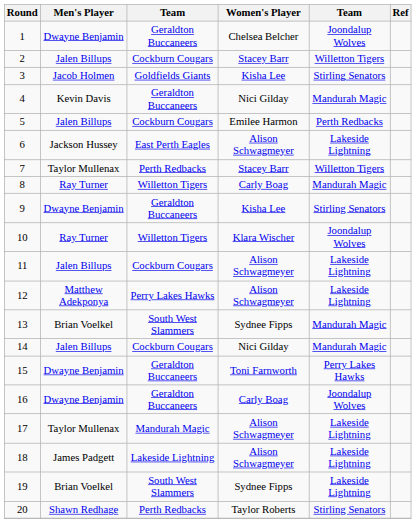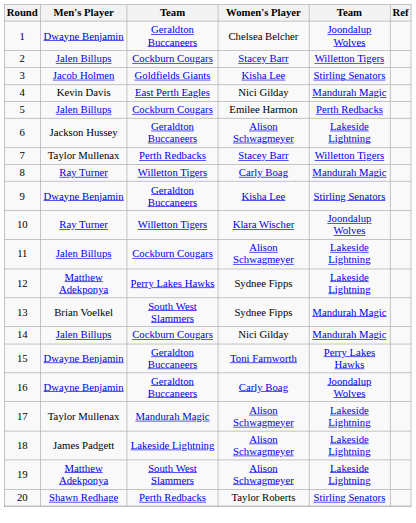(172, 99) Geraldton Buccaneers -> (172, 93) East Perth Eagles
(172, 145) East Perth Eagles -> (172, 133) Geraldton Buccaneers
(263, 295) Alison Schwagmeyer -> (263, 283) Sydnee Fipps
(84, 486) Brian Voelkel -> (84, 474) Matthew Adekponya
(263, 486) Sydnee Fipps -> (263, 474) Alison Schwagmeyer
